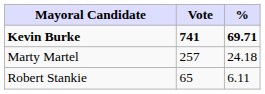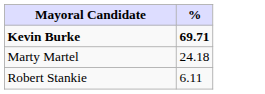- column: (200, 15)
